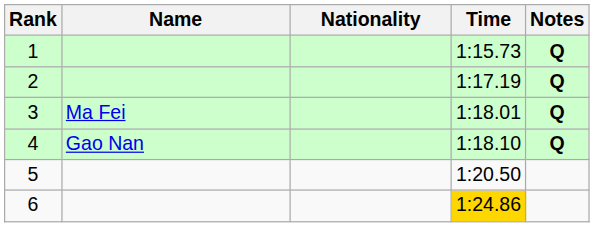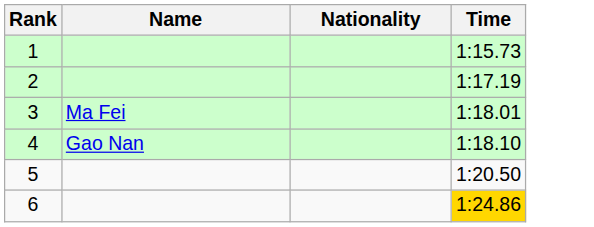- column: (557, 19)
